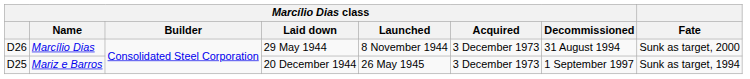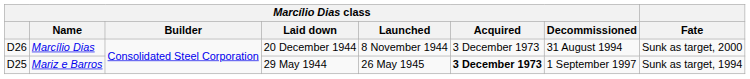(295, 47) 29 May 1944 -> (310, 47) 20 December 1944
(310, 64) 20 December 1944 -> (295, 64) 29 May 1944
(496, 64) normal -> (497, 64) bold
